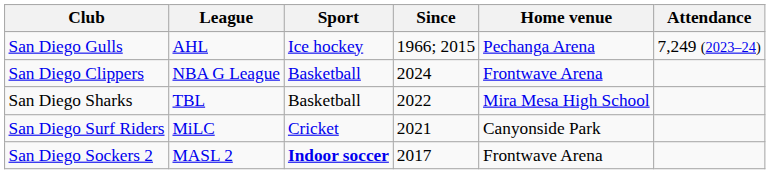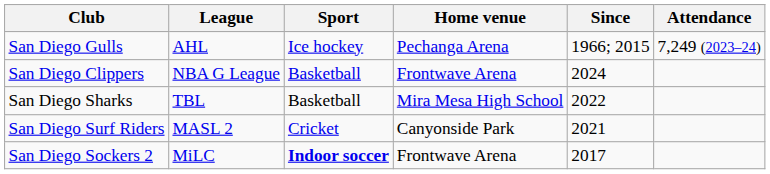columns swapped: (566, 18) <-> (436, 18)
(194, 127) MiLC -> (203, 127) MASL 2
(203, 155) MASL 2 -> (194, 155) MiLC
